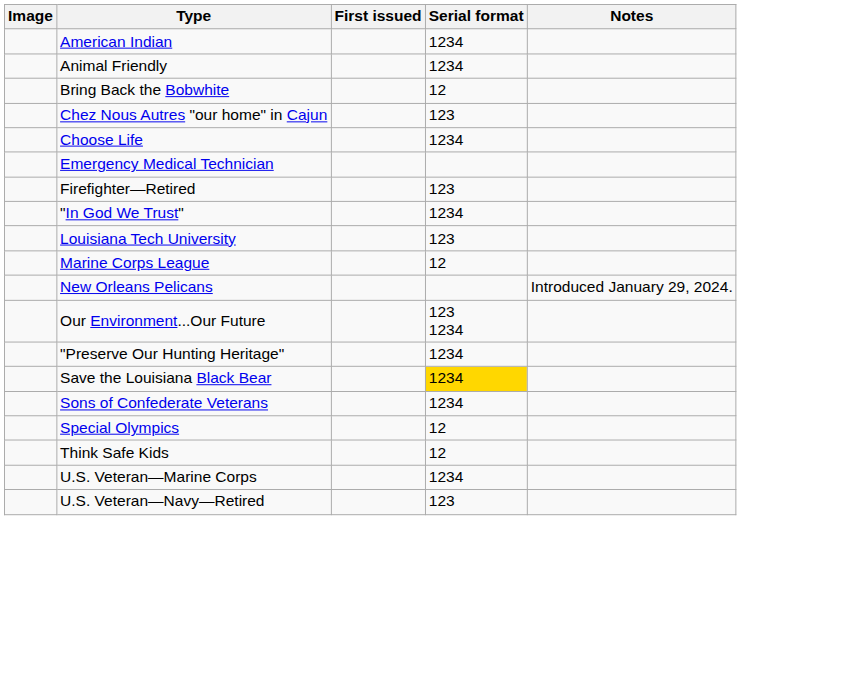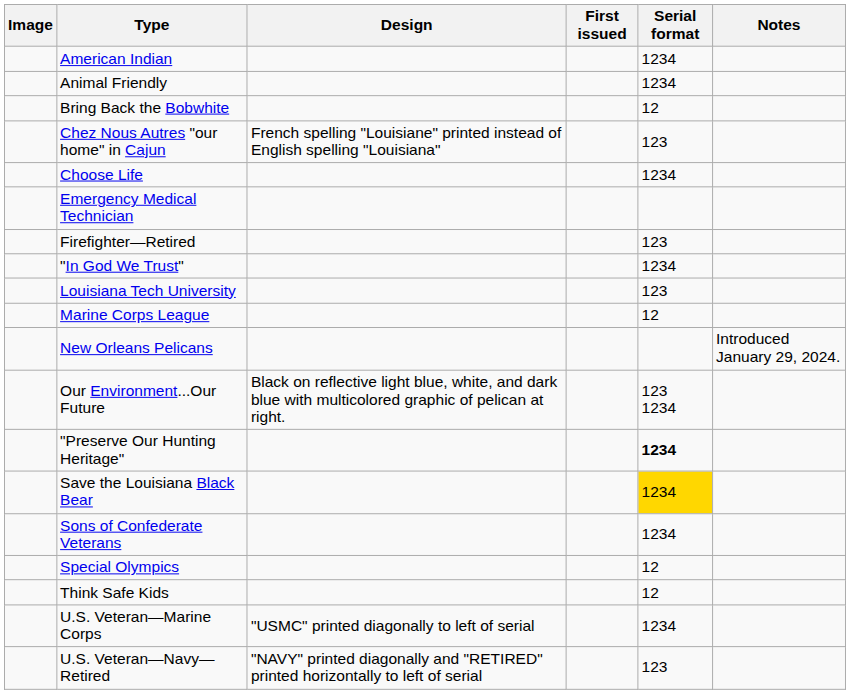+ column: (407, 25)
(446, 354) normal -> (659, 450) bold
